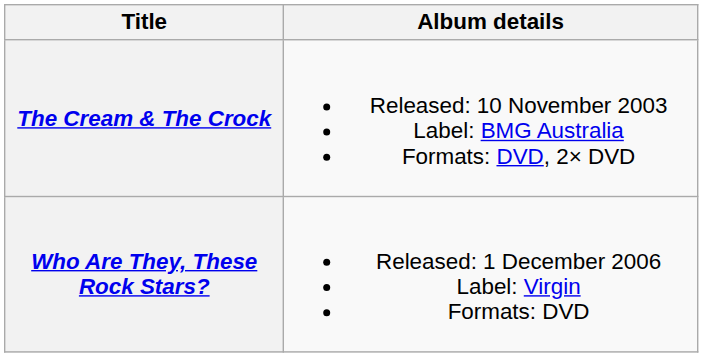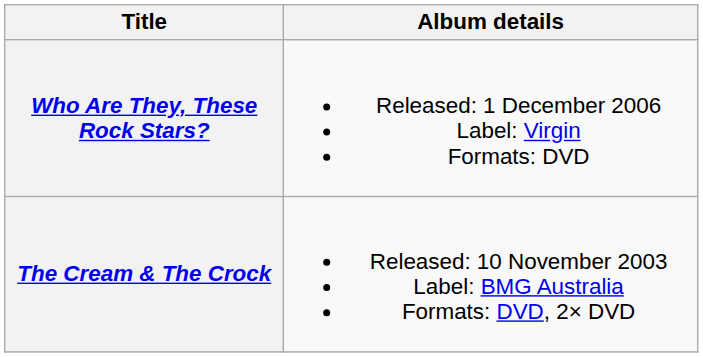rows swapped: (144, 117) <-> (144, 273)
